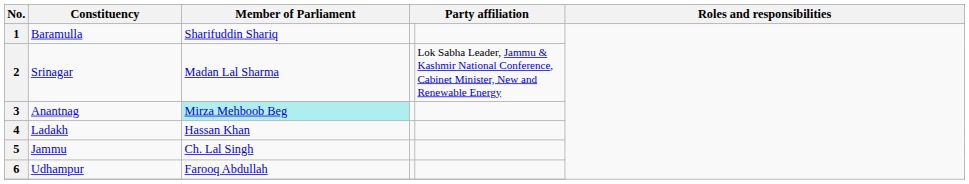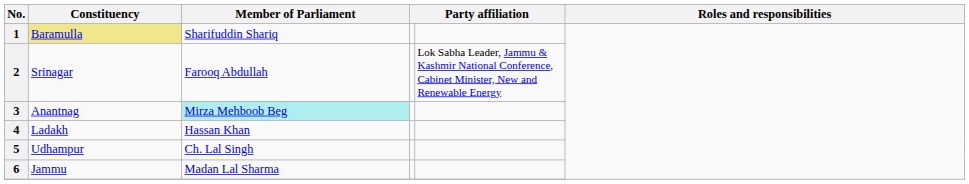(57, 33) no background -> (57, 33) khaki background
(232, 72) Madan Lal Sharma -> (226, 72) Farooq Abdullah
(49, 149) Jammu -> (57, 149) Udhampur
(57, 169) Udhampur -> (49, 169) Jammu
(226, 169) Farooq Abdullah -> (232, 169) Madan Lal Sharma
